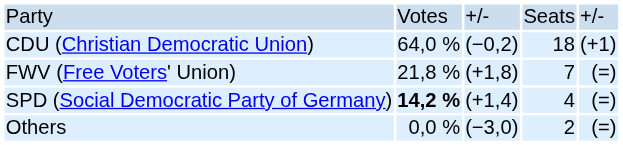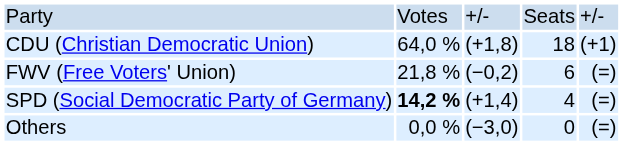(492, 44) (−0,2) -> (492, 44) (+1,8)
(492, 72) (+1,8) -> (492, 72) (−0,2)
(569, 72) 7 -> (569, 72) 6
(569, 127) 2 -> (569, 127) 0
